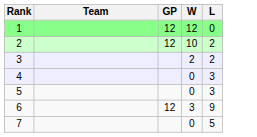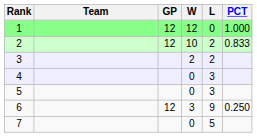+ column: (237, 12)
